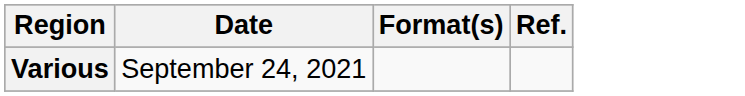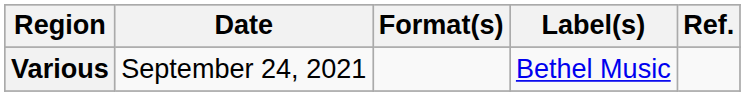+ column: (593, 25)
